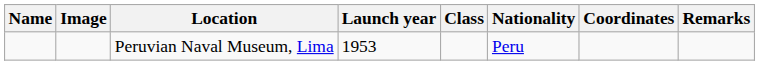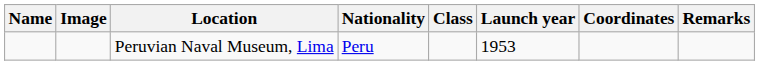columns swapped: (534, 18) <-> (389, 18)
